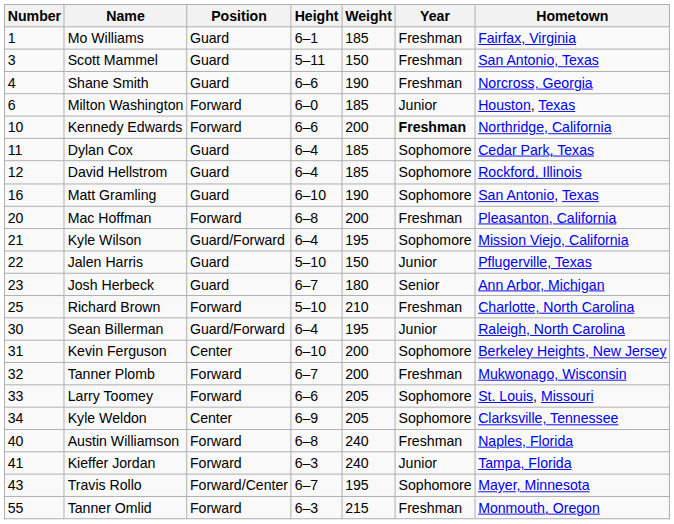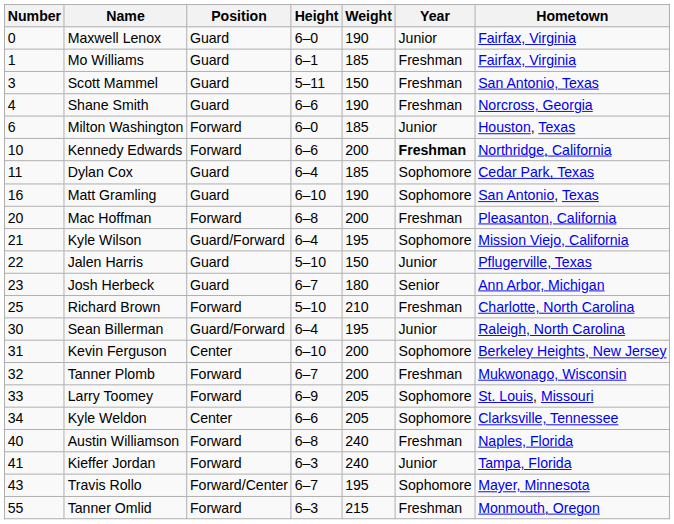+ row: (114, 38)
- row: (118, 172)
(306, 396) 6–6 -> (306, 396) 6–9
(306, 419) 6–9 -> (306, 419) 6–6
